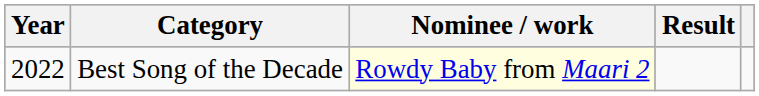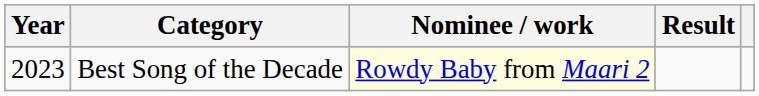(38, 68) 2022 -> (38, 68) 2023
